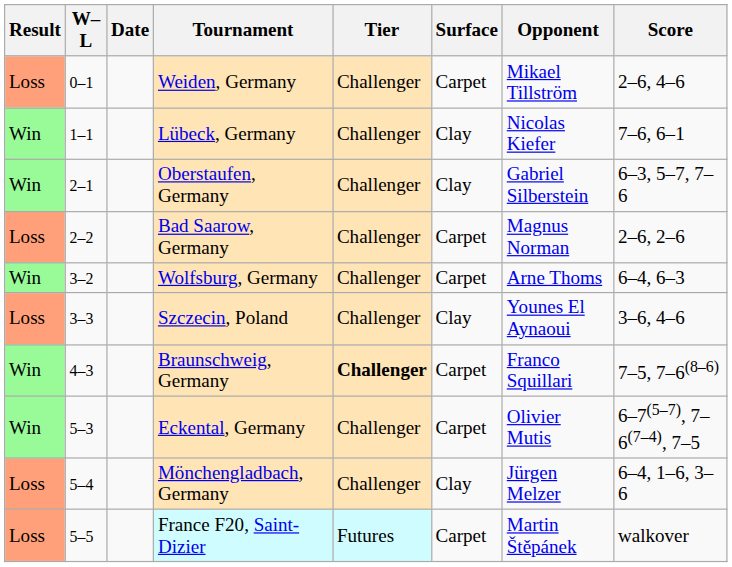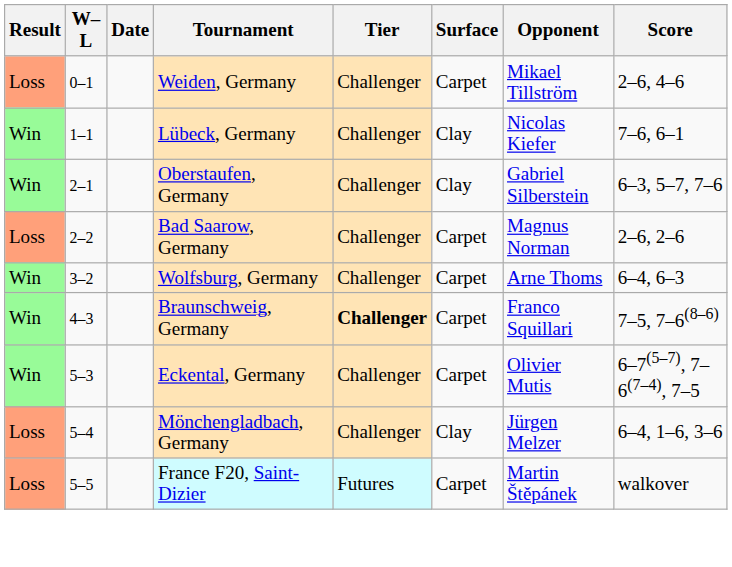- row: (223, 318)
